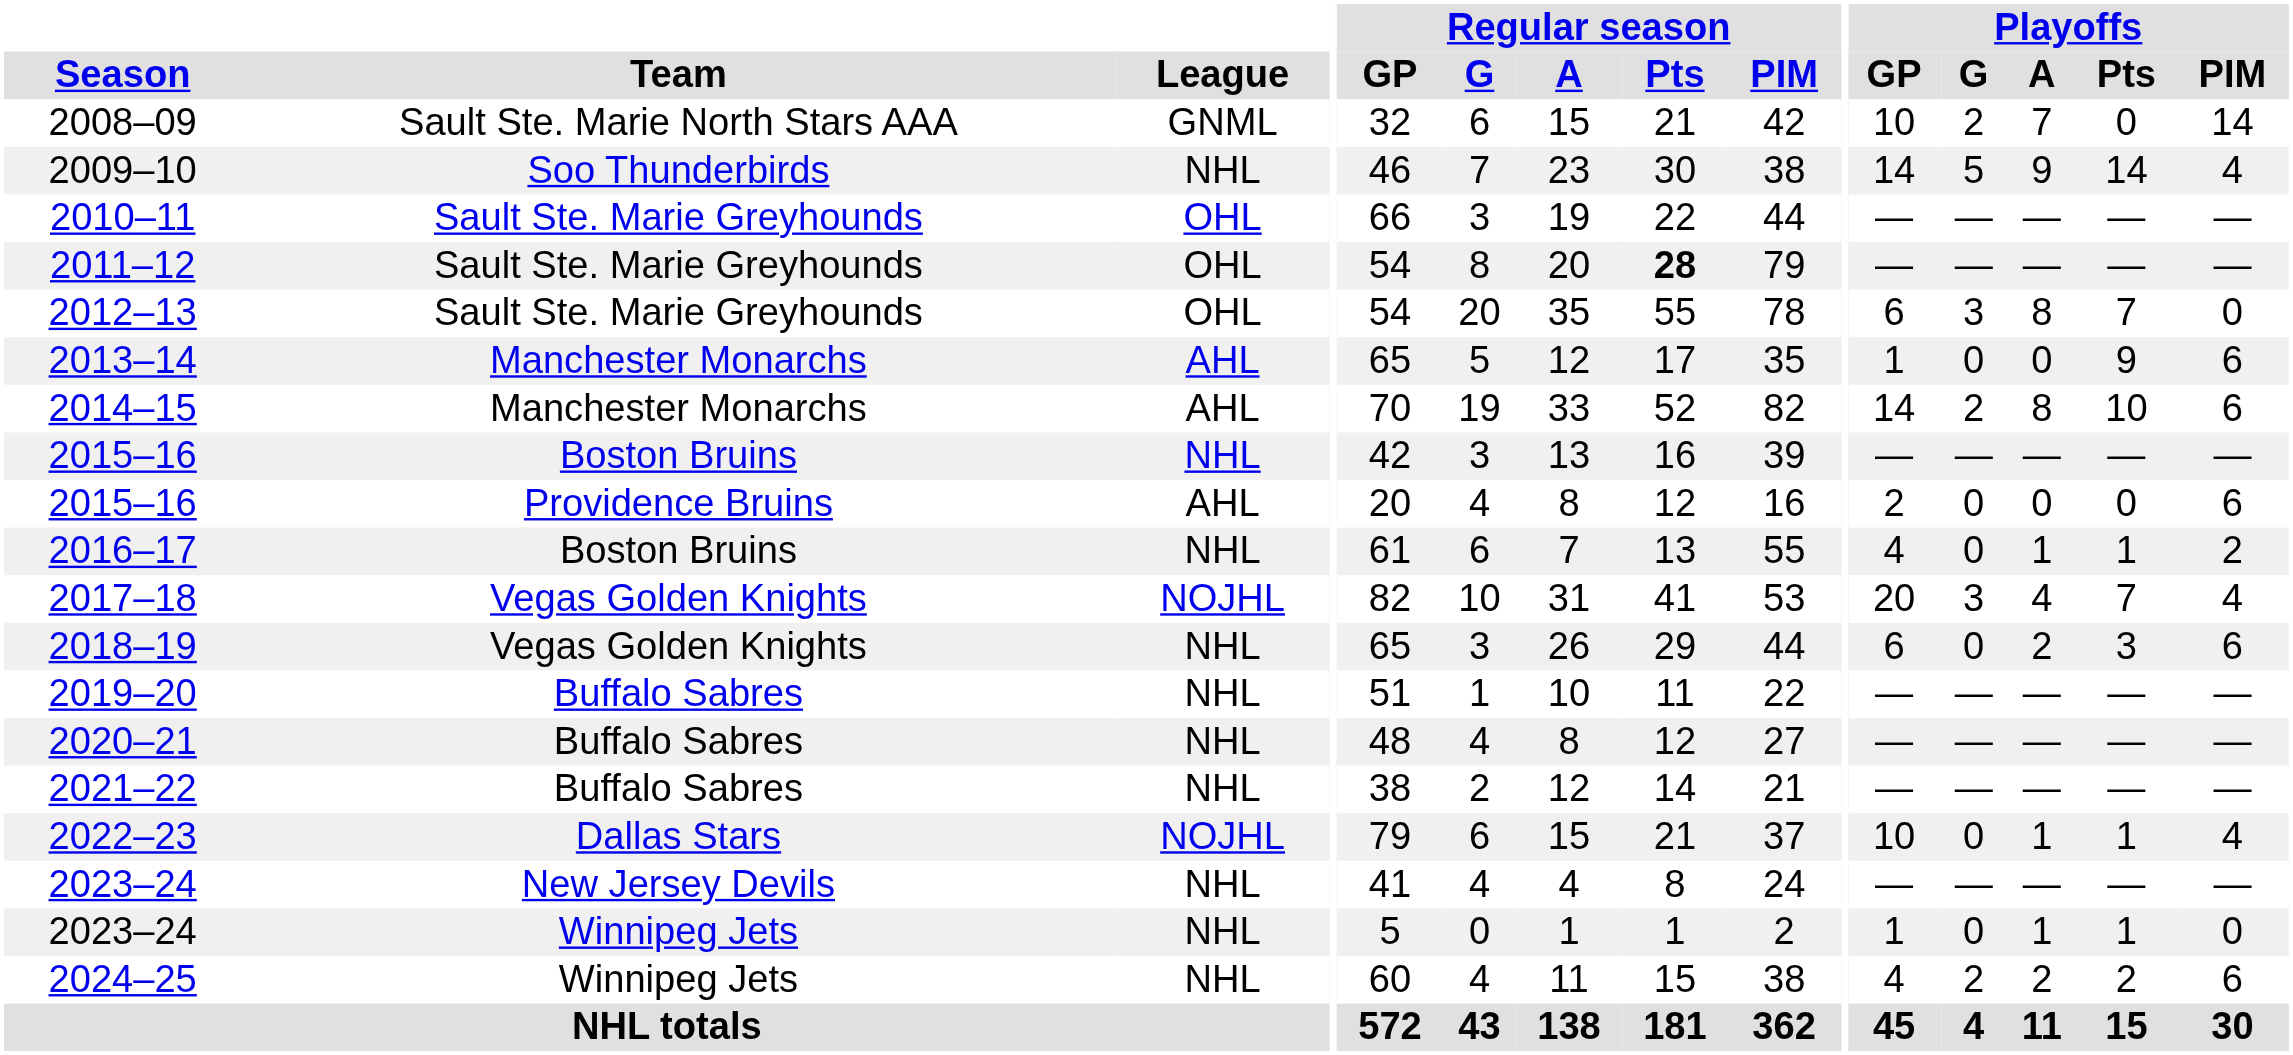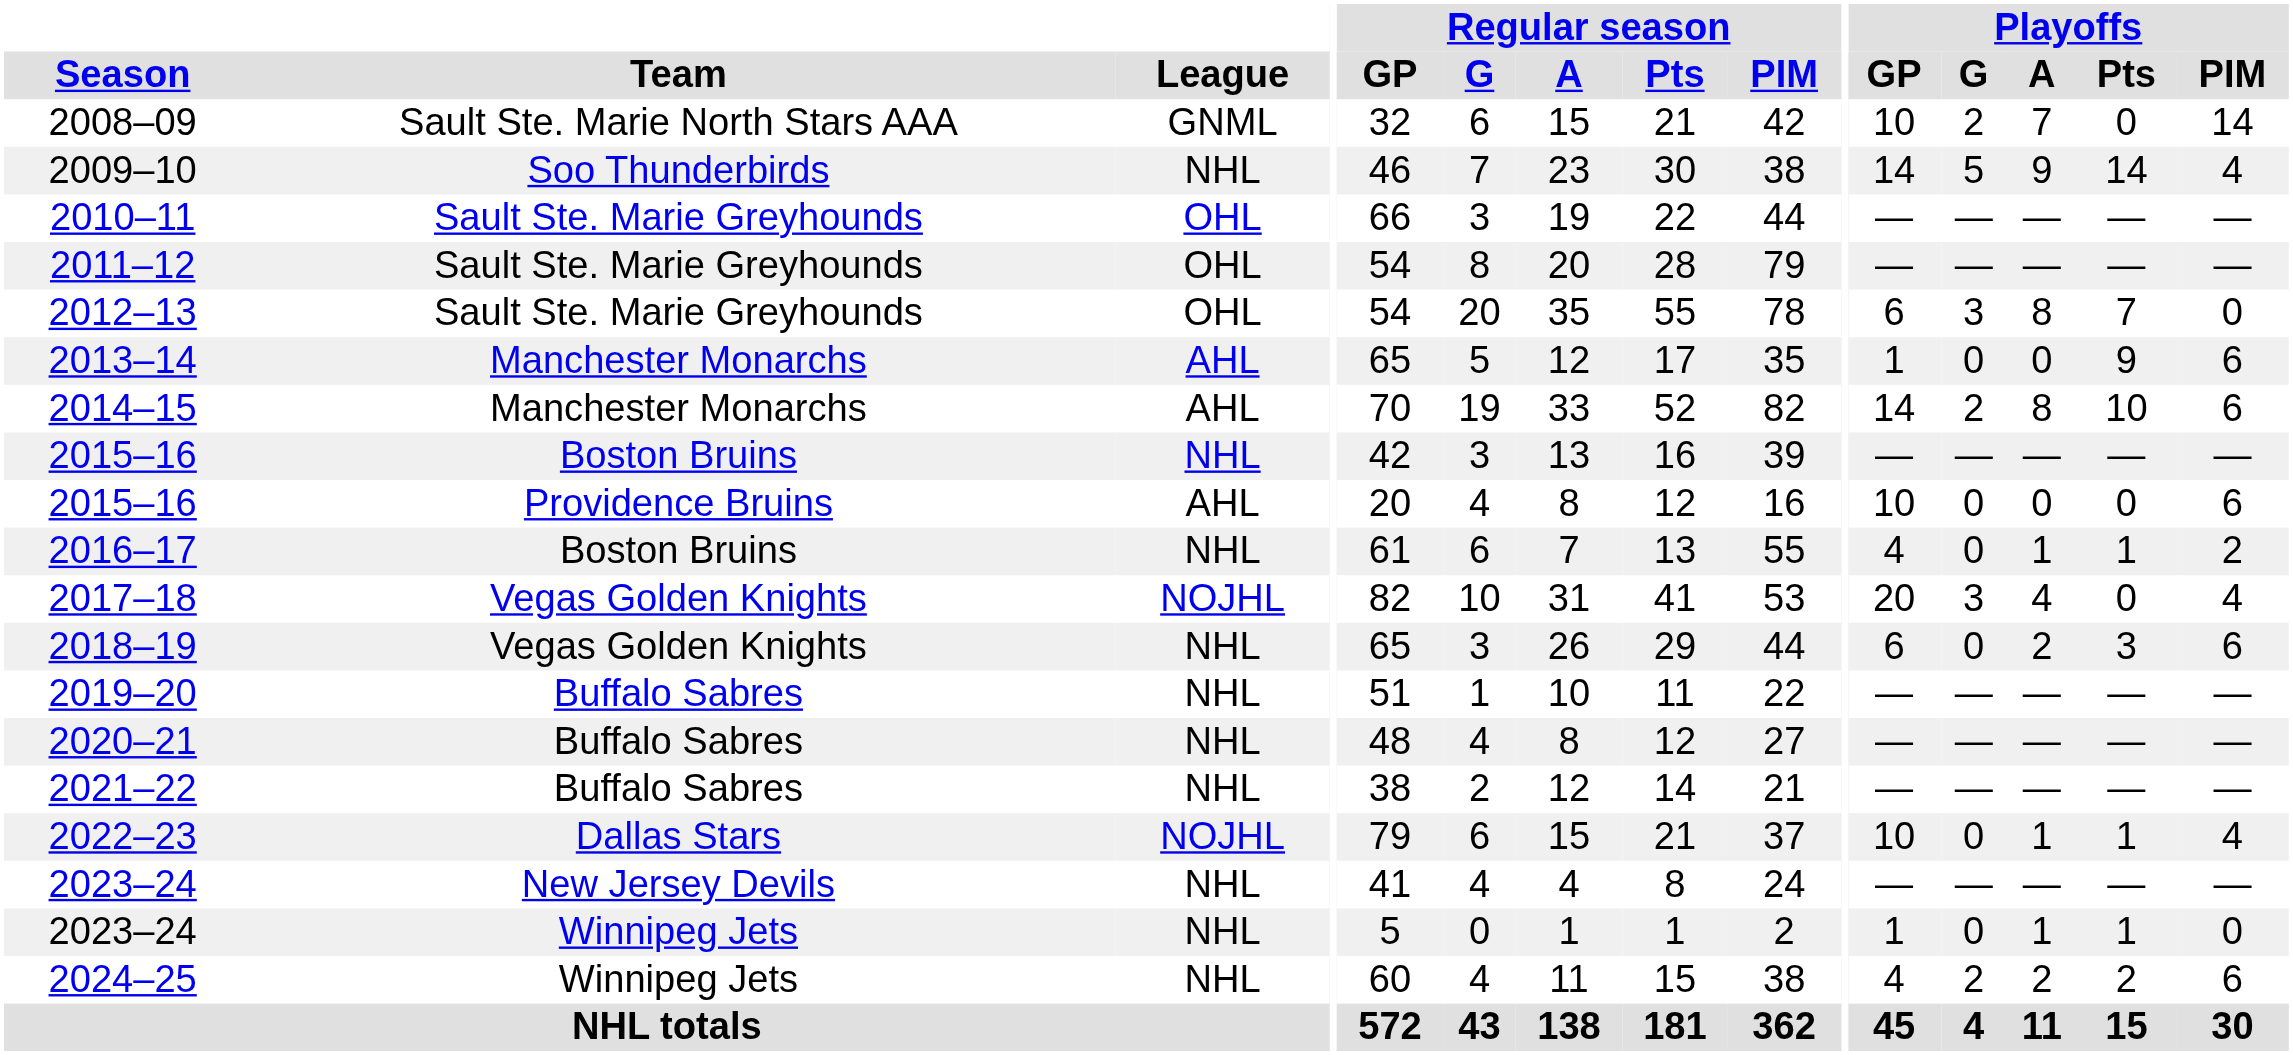(1675, 265) bold -> (1675, 265) normal
(1894, 503) 2 -> (1894, 503) 10
(2126, 598) 7 -> (2126, 598) 0
